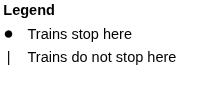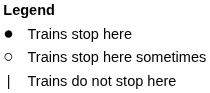+ row: (117, 58)
